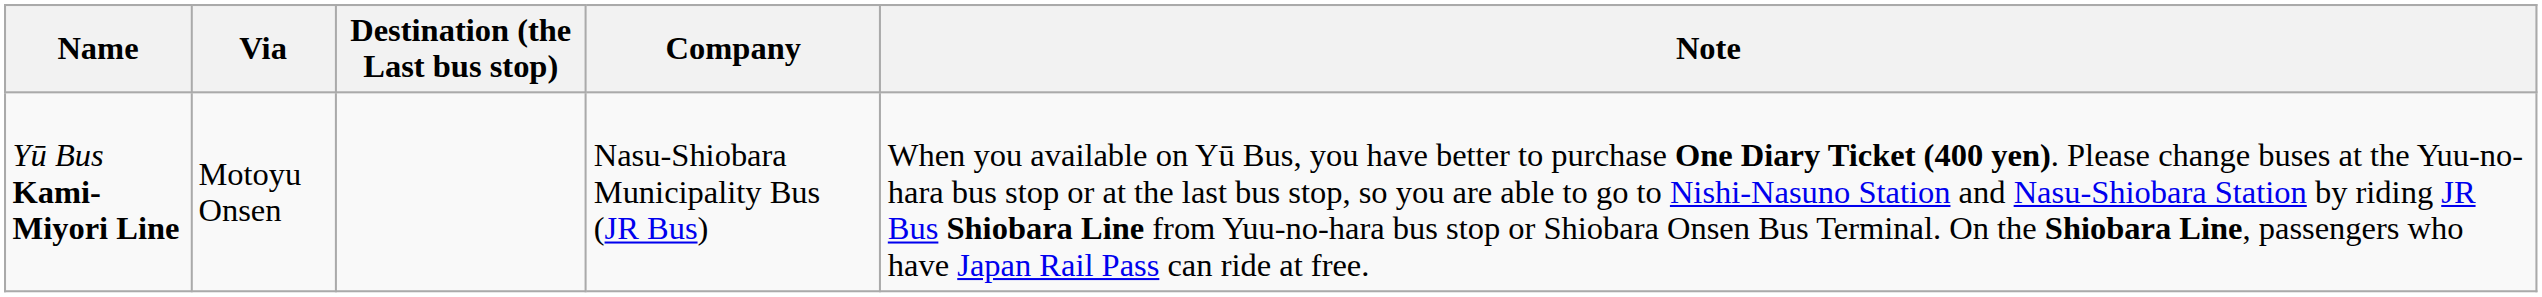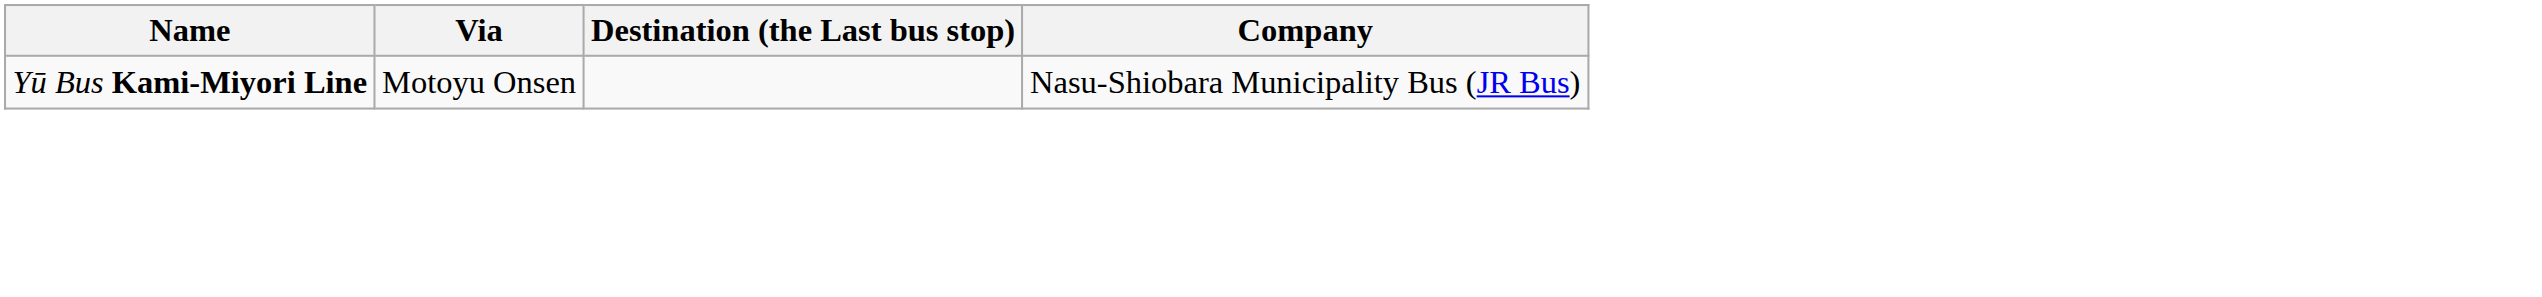- column: (1708, 48)
